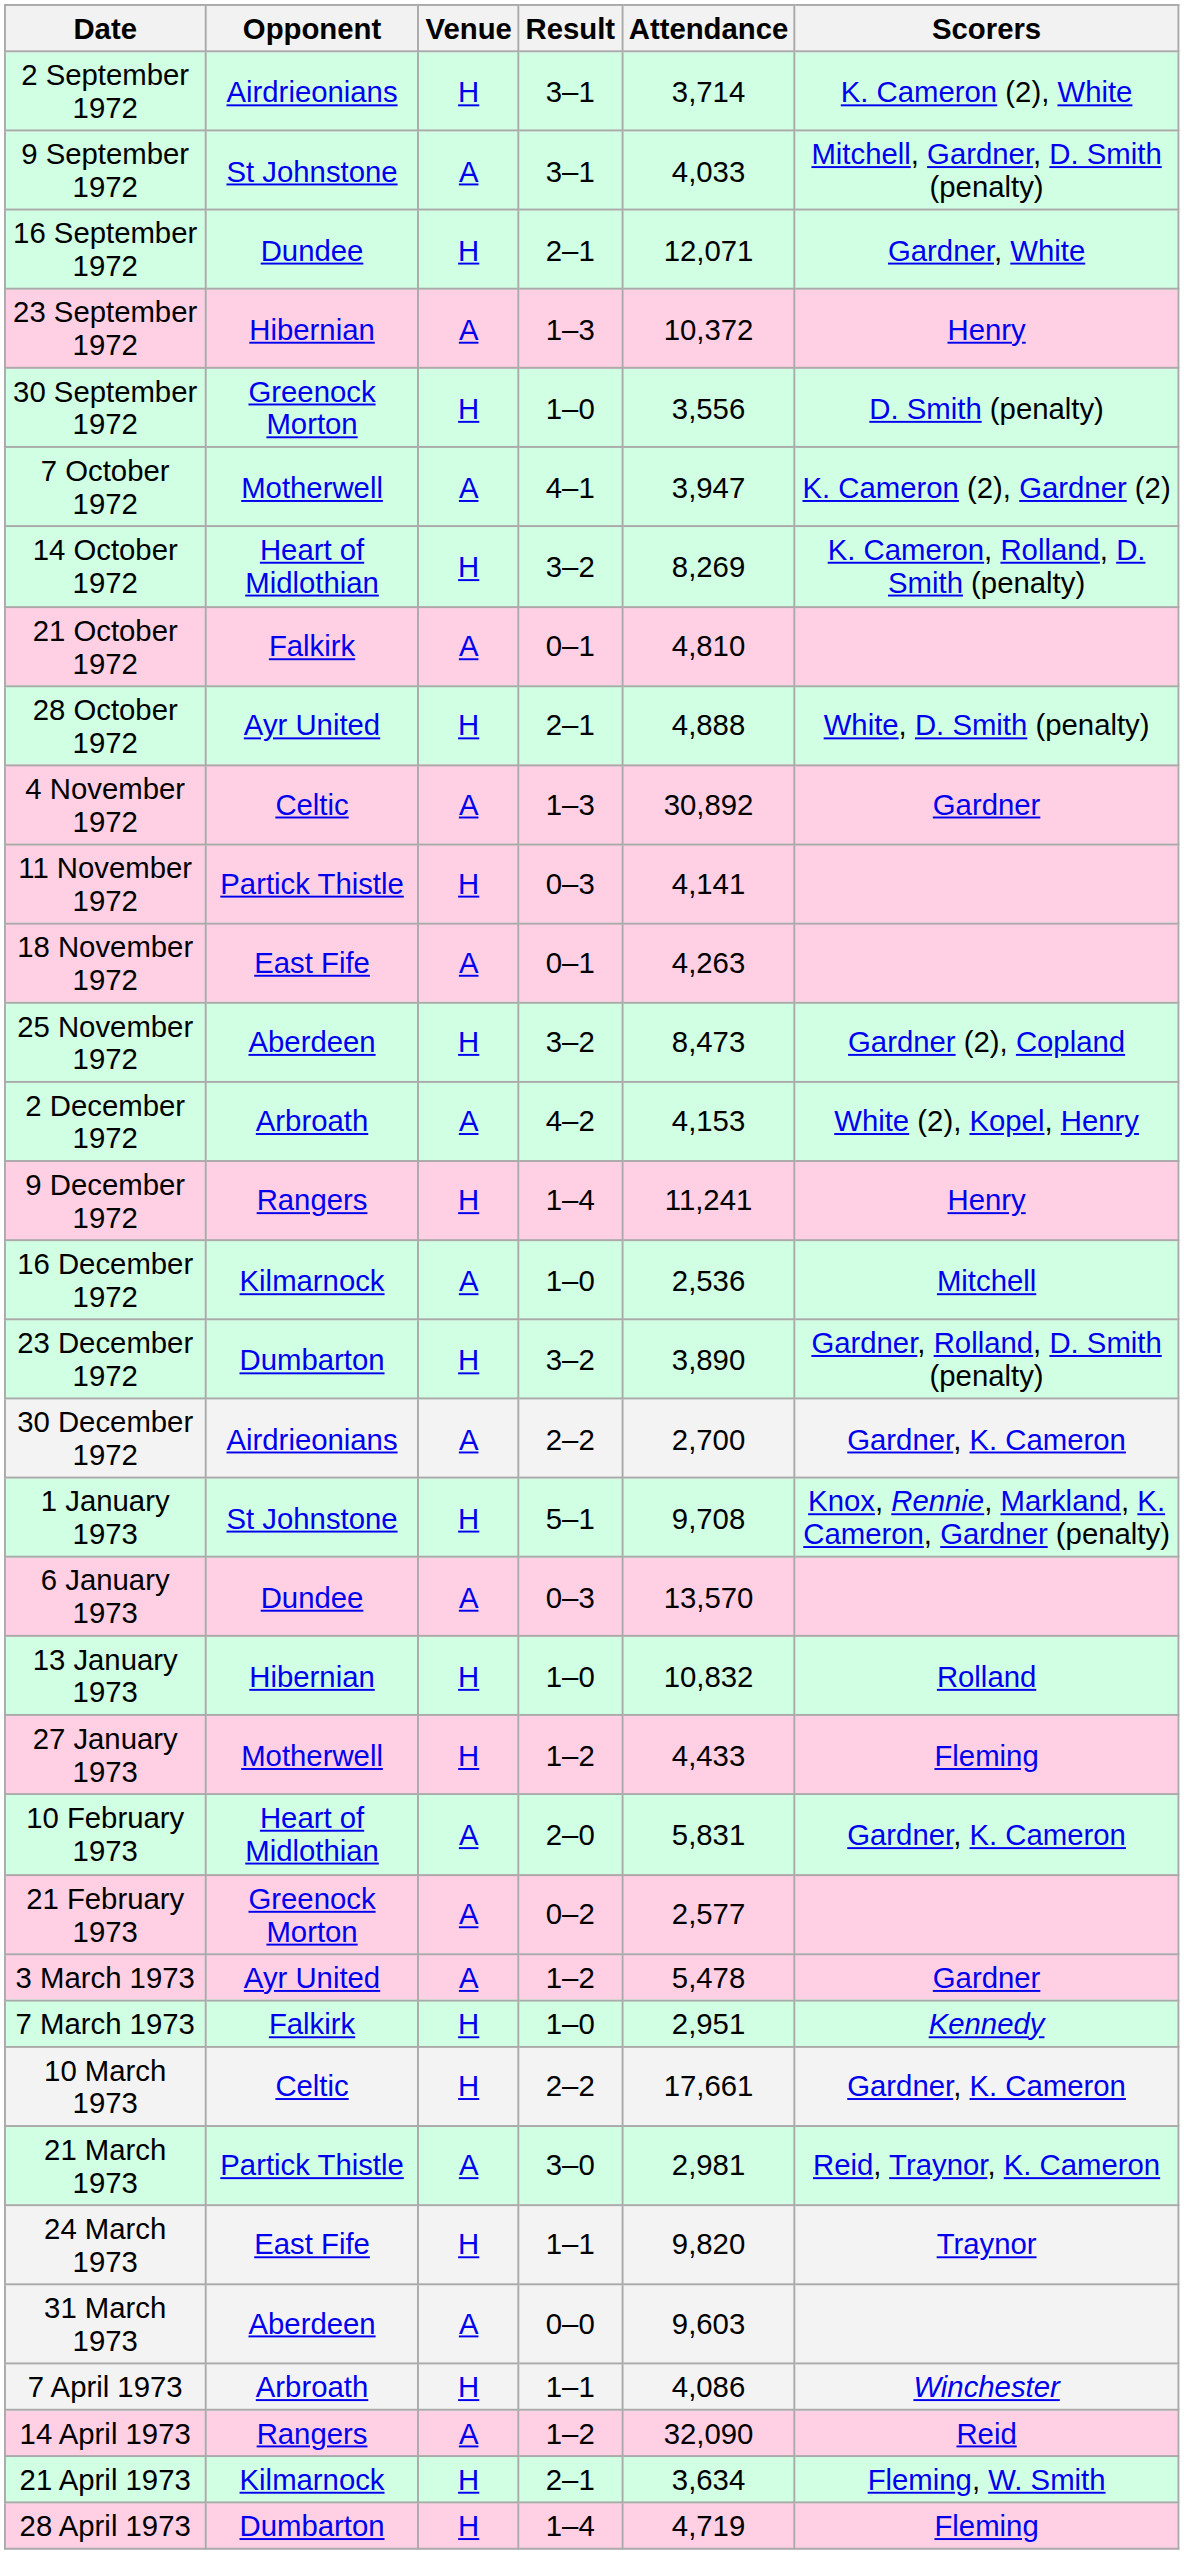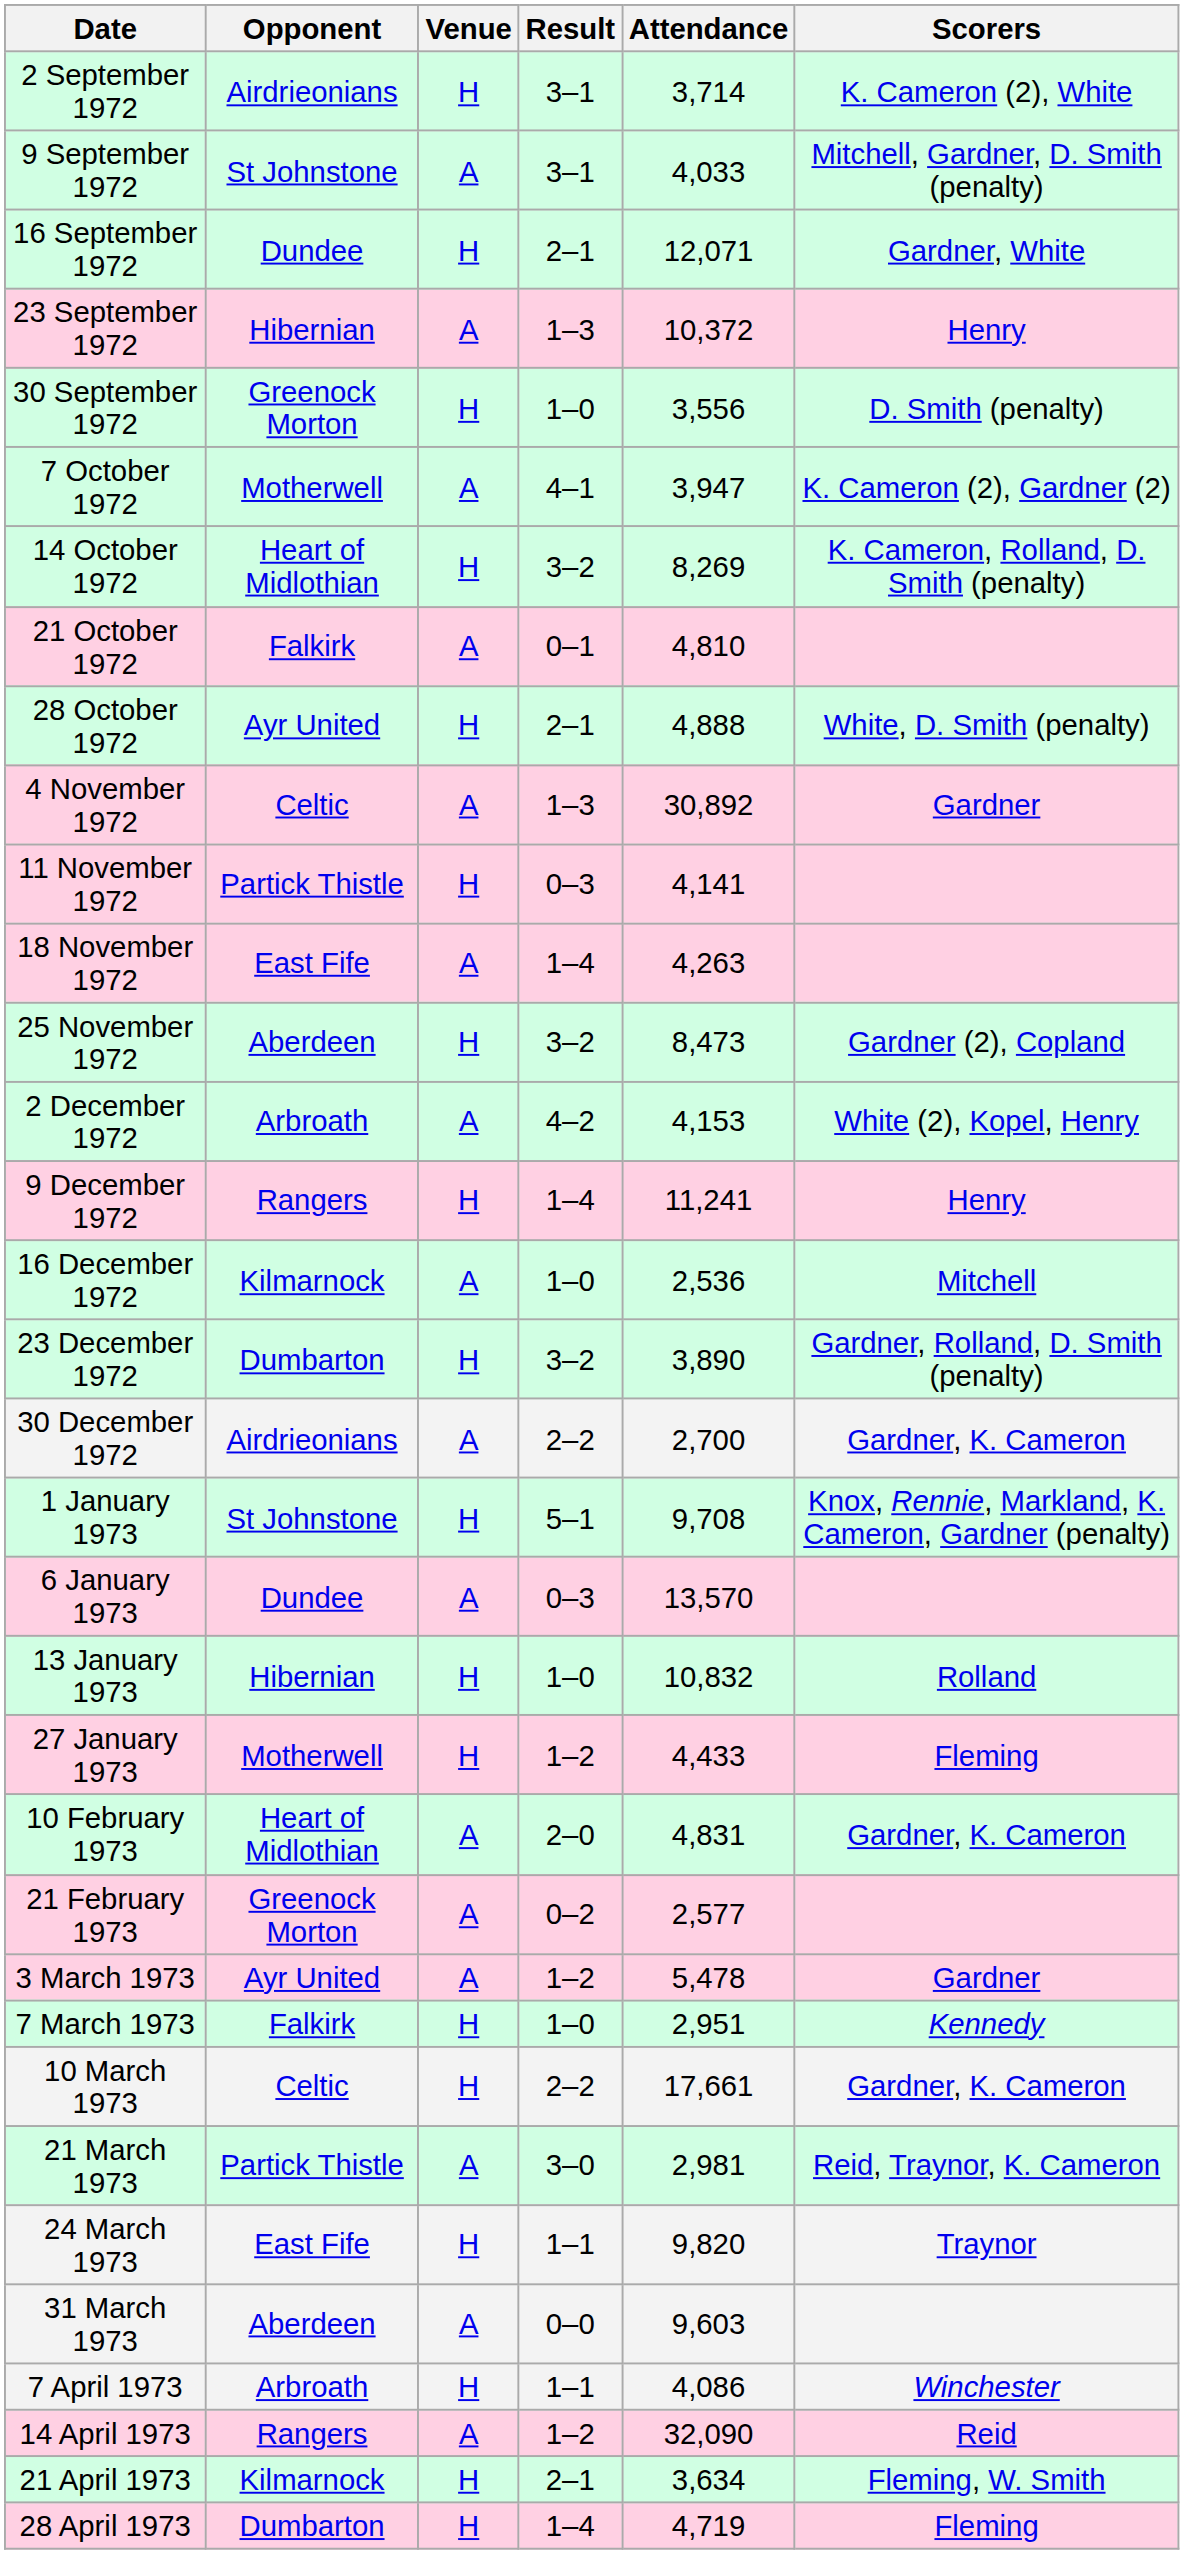(570, 963) 0–1 -> (570, 963) 1–4
(709, 1835) 5,831 -> (709, 1835) 4,831
